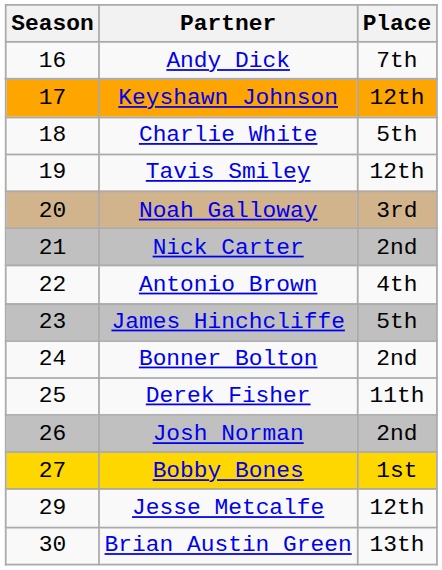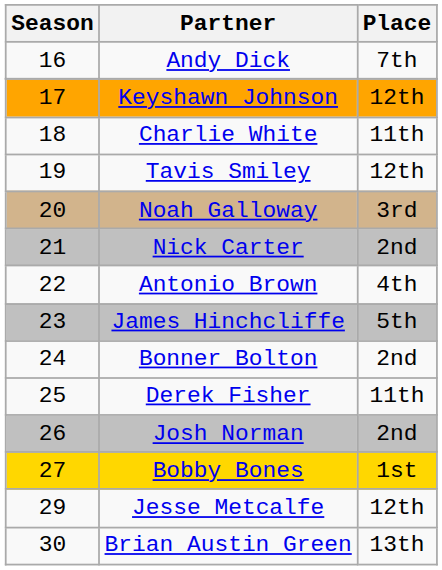(397, 135) 5th -> (397, 135) 11th
